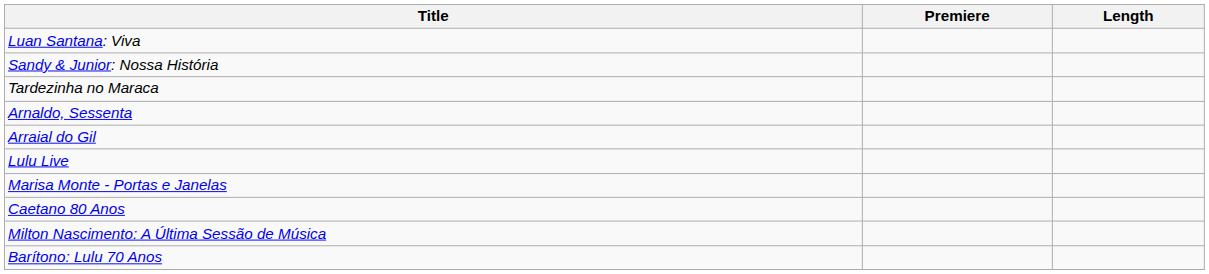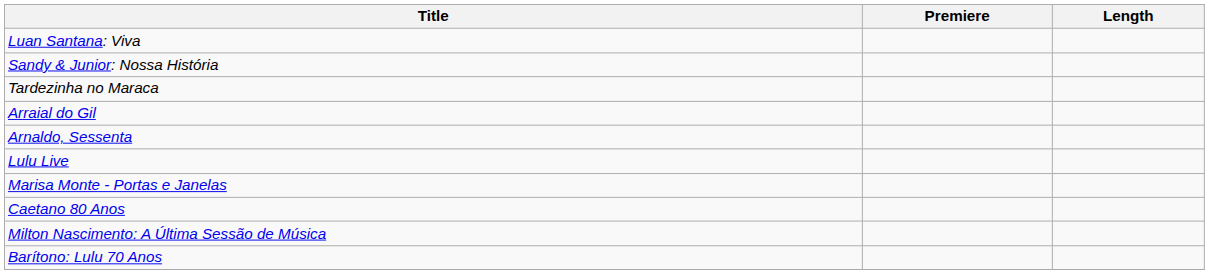rows swapped: (70, 112) <-> (52, 137)
